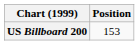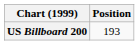(112, 31) 153 -> (112, 31) 193
